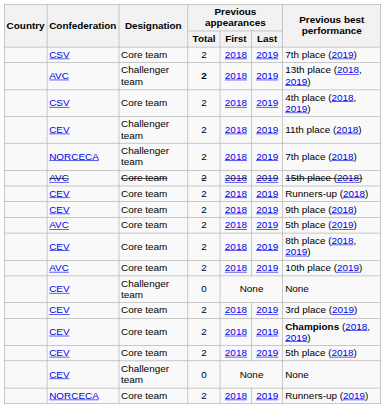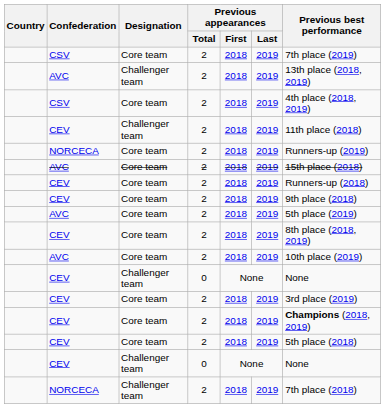(204, 76) bold -> (204, 76) normal
rows swapped: (74, 156) <-> (74, 395)
